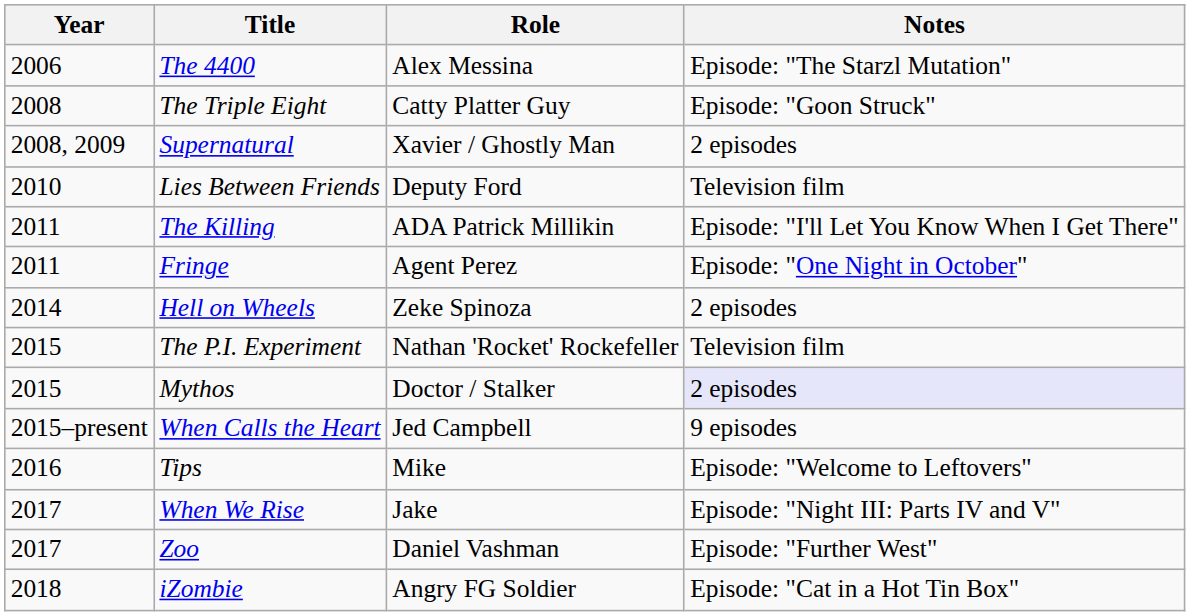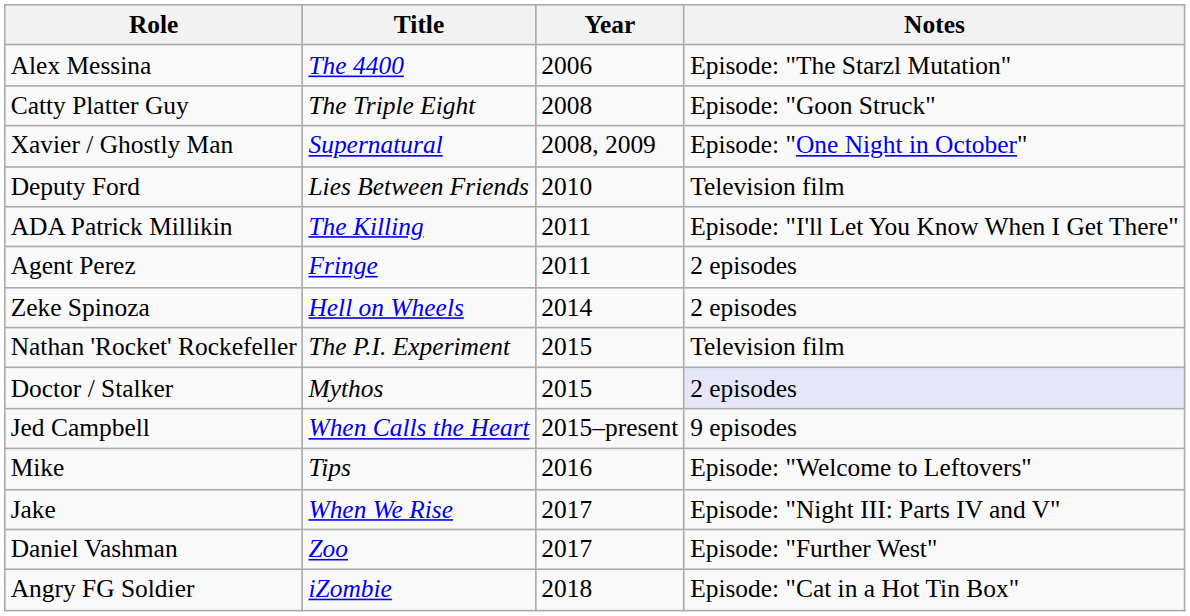columns swapped: (79, 24) <-> (535, 24)
(743, 145) 2 episodes -> (859, 145) Episode: "One Night in October"
(859, 266) Episode: "One Night in October" -> (743, 266) 2 episodes
